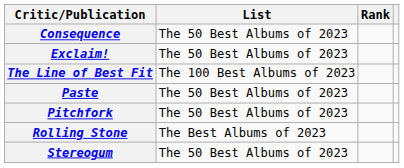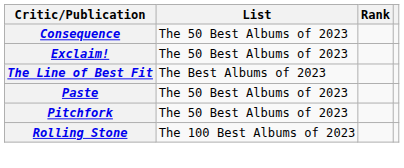(257, 73) The 100 Best Albums of 2023 -> (242, 73) The Best Albums of 2023
(242, 133) The Best Albums of 2023 -> (257, 133) The 100 Best Albums of 2023
- row: (80, 152)
